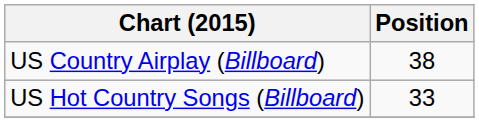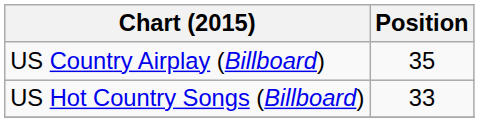(422, 60) 38 -> (422, 60) 35
